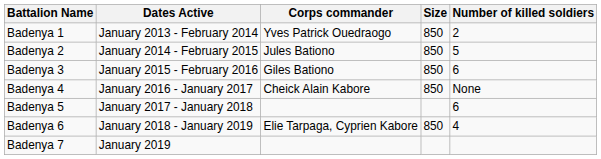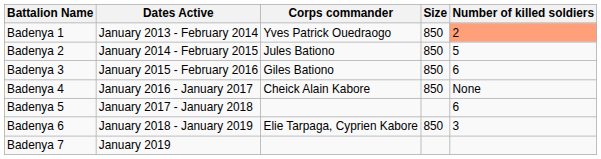(456, 32) no background -> (456, 32) lightsalmon background
(456, 126) 4 -> (456, 126) 3
